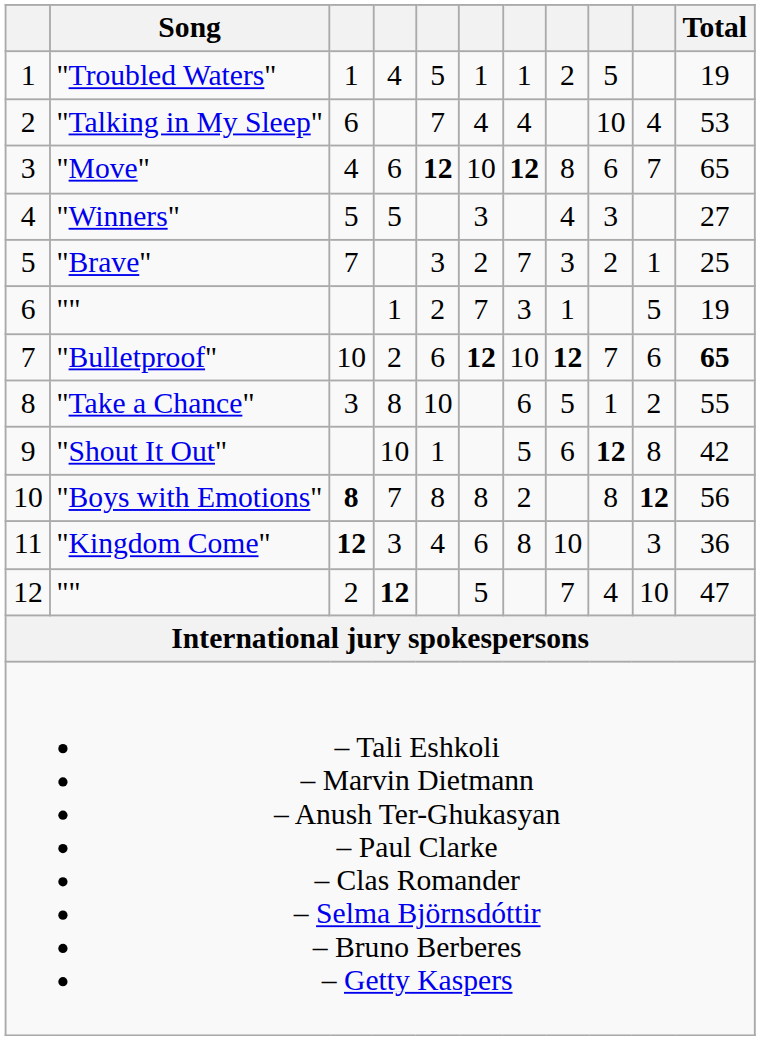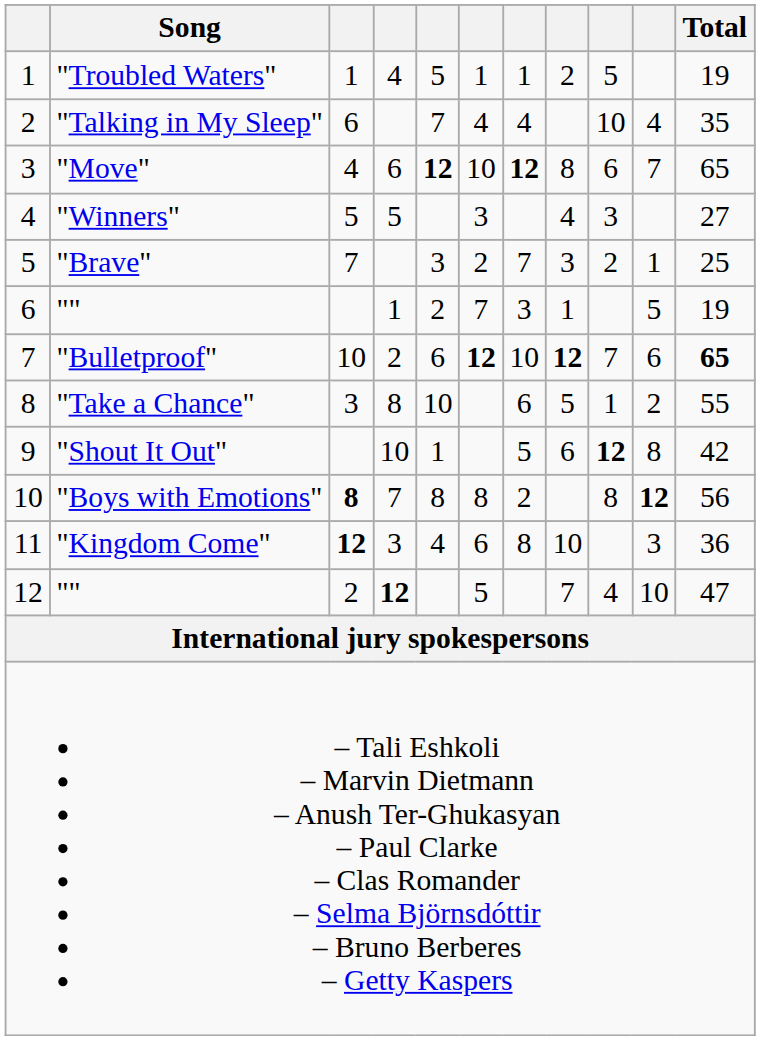(715, 121) 53 -> (715, 121) 35
